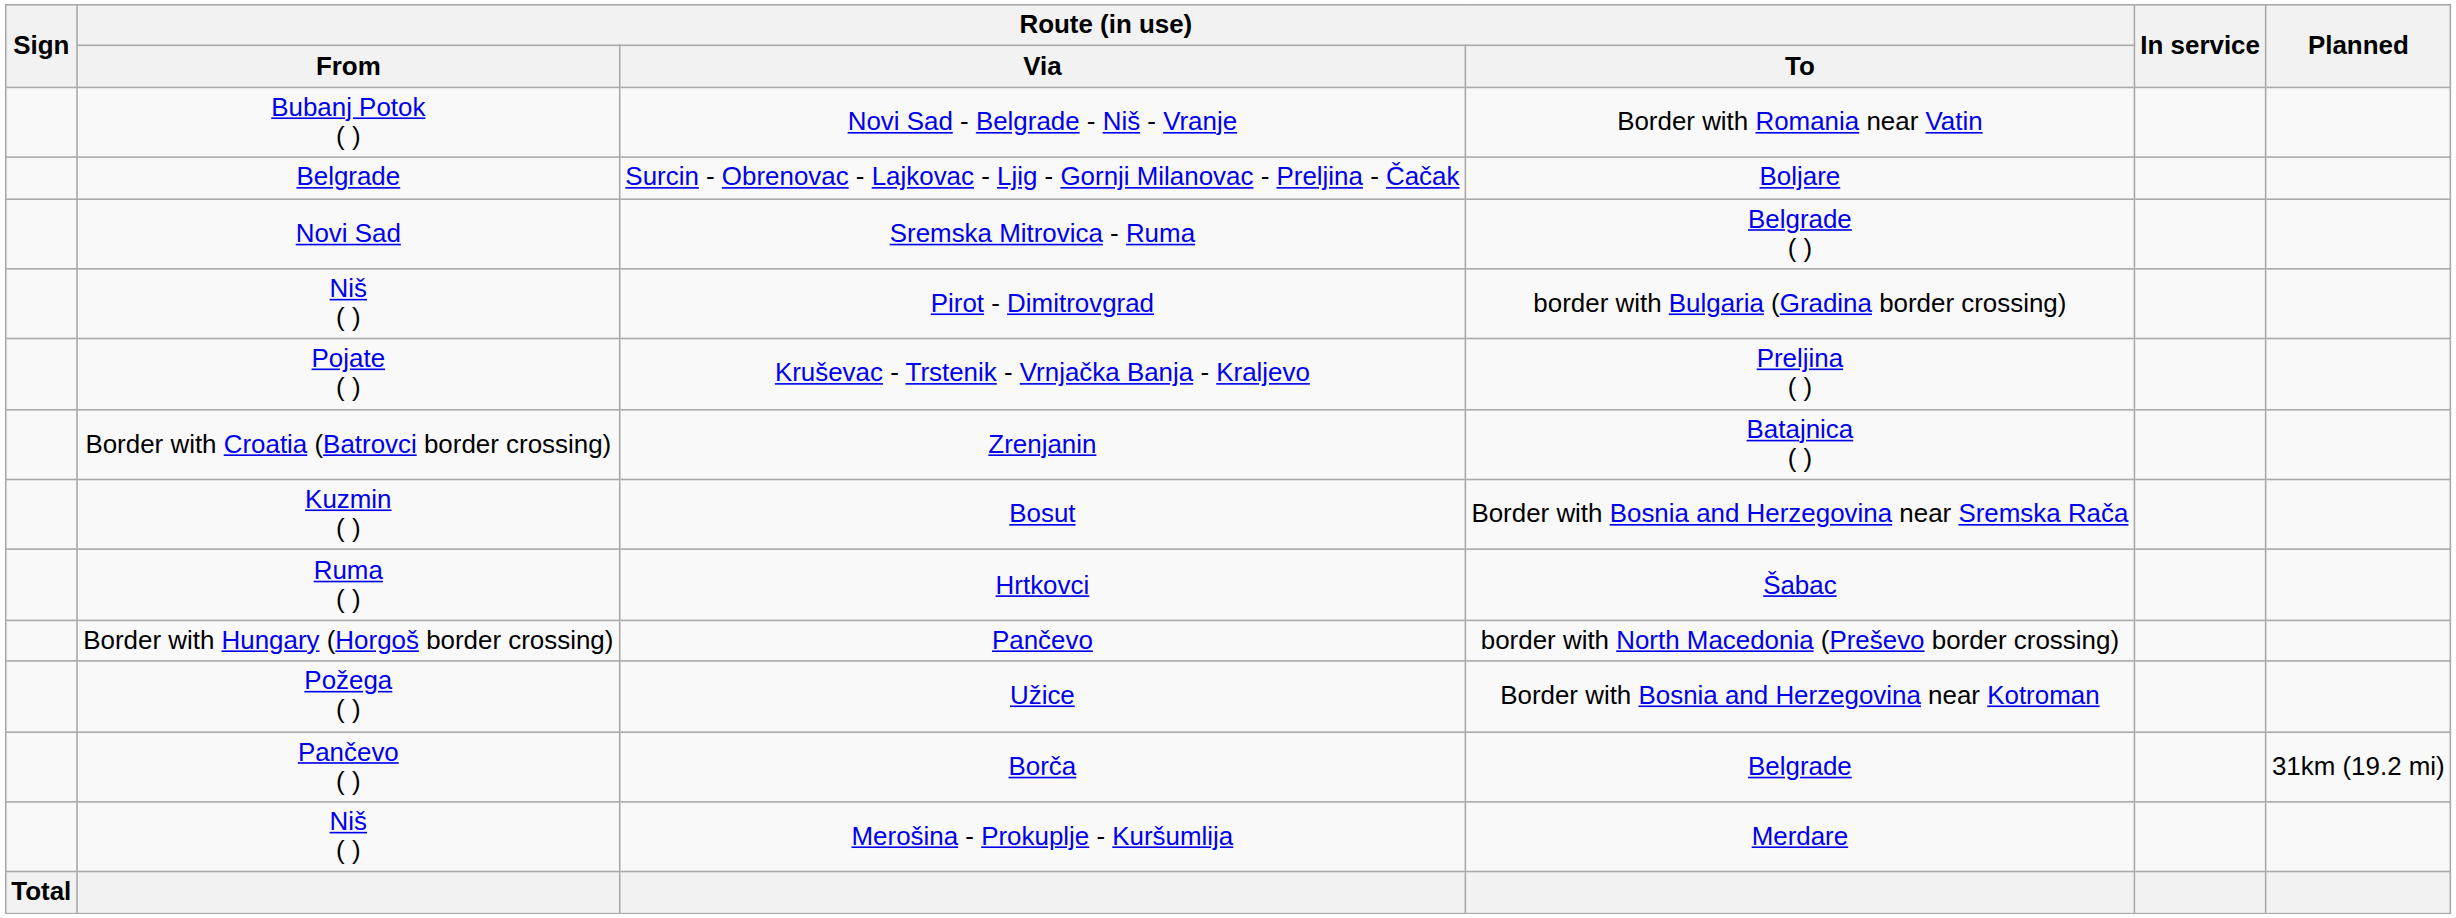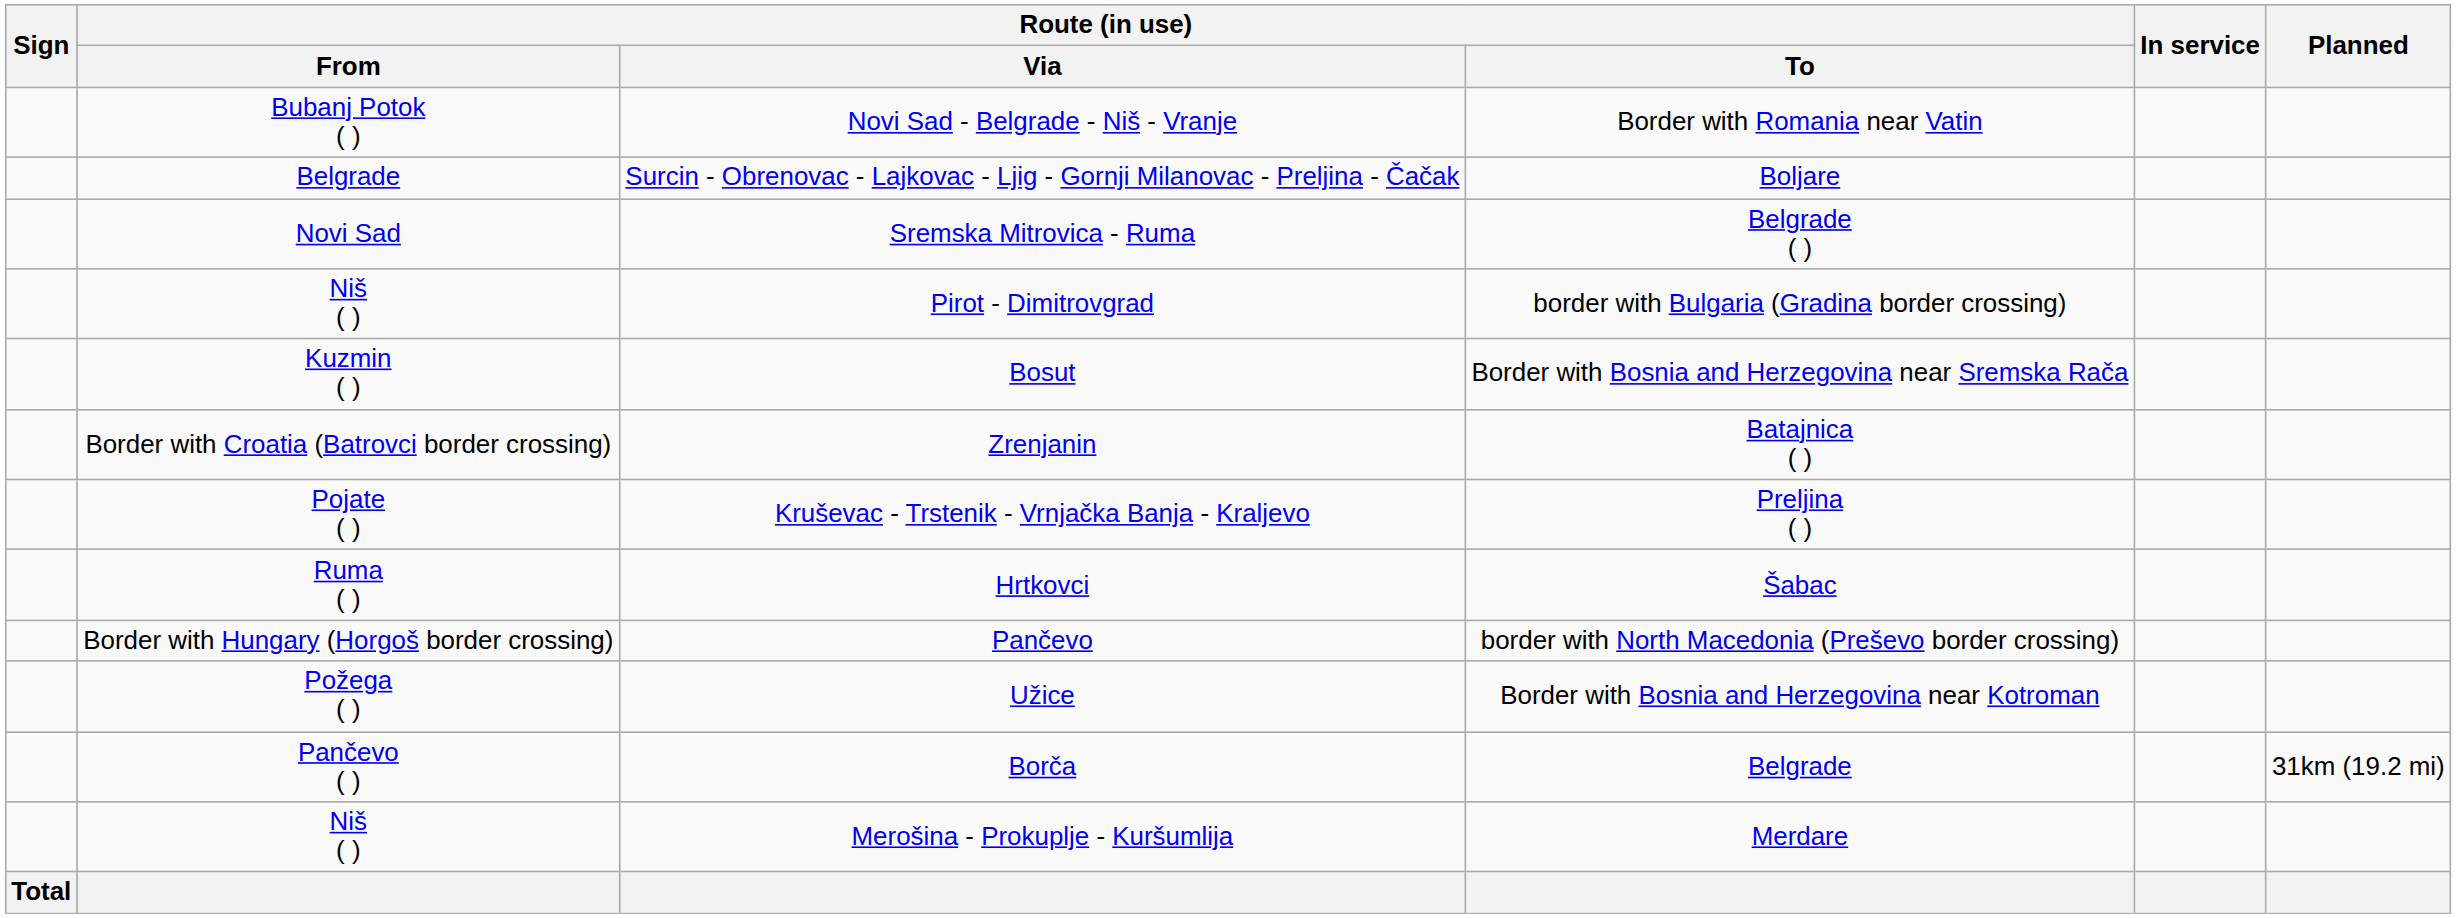rows swapped: (1042, 373) <-> (1042, 514)
